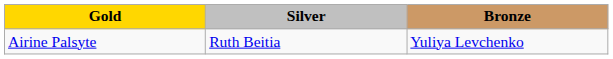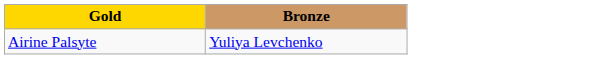- column: (306, 16)
